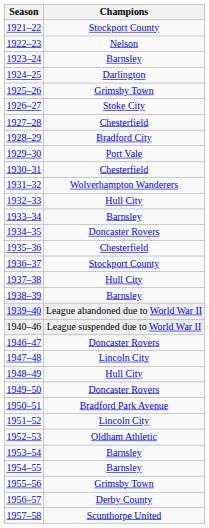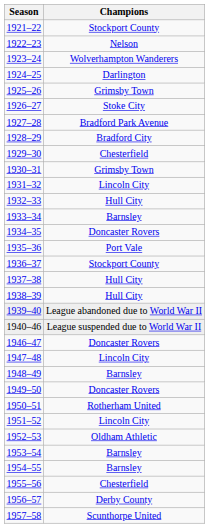(124, 59) Barnsley -> (124, 59) Wolverhampton Wanderers
(124, 122) Chesterfield -> (124, 122) Bradford Park Avenue
(124, 153) Port Vale -> (124, 153) Chesterfield
(124, 169) Chesterfield -> (124, 169) Grimsby Town
(124, 185) Wolverhampton Wanderers -> (124, 185) Lincoln City
(124, 248) Chesterfield -> (124, 248) Port Vale
(124, 295) Barnsley -> (124, 295) Hull City
(124, 374) Hull City -> (124, 374) Barnsley
(124, 405) Bradford Park Avenue -> (124, 405) Rotherham United
(124, 484) Grimsby Town -> (124, 484) Chesterfield
